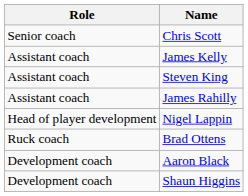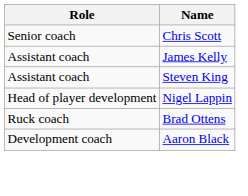- row: (199, 98)
- row: (201, 181)
